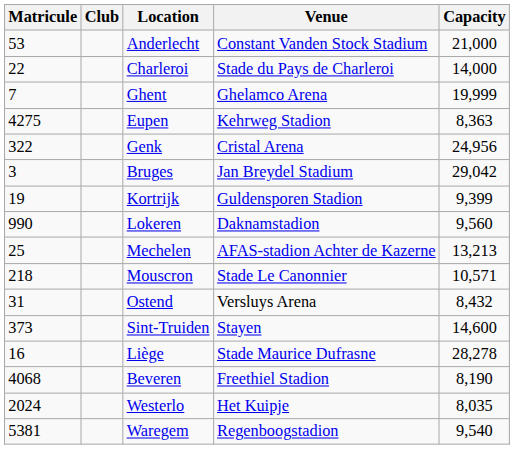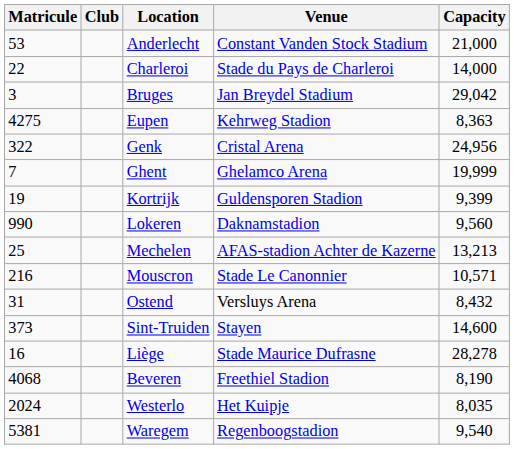rows swapped: (150, 172) <-> (147, 95)
(21, 276) 218 -> (21, 276) 216
